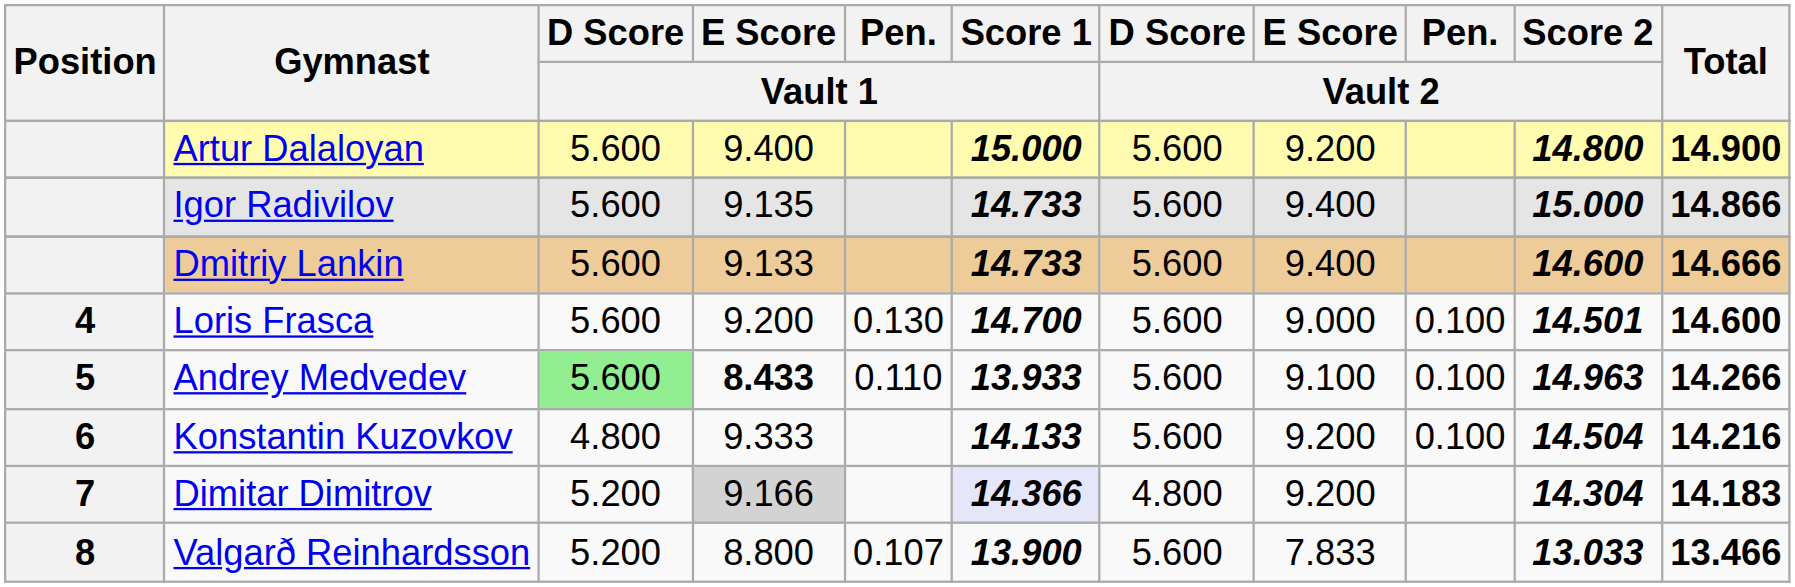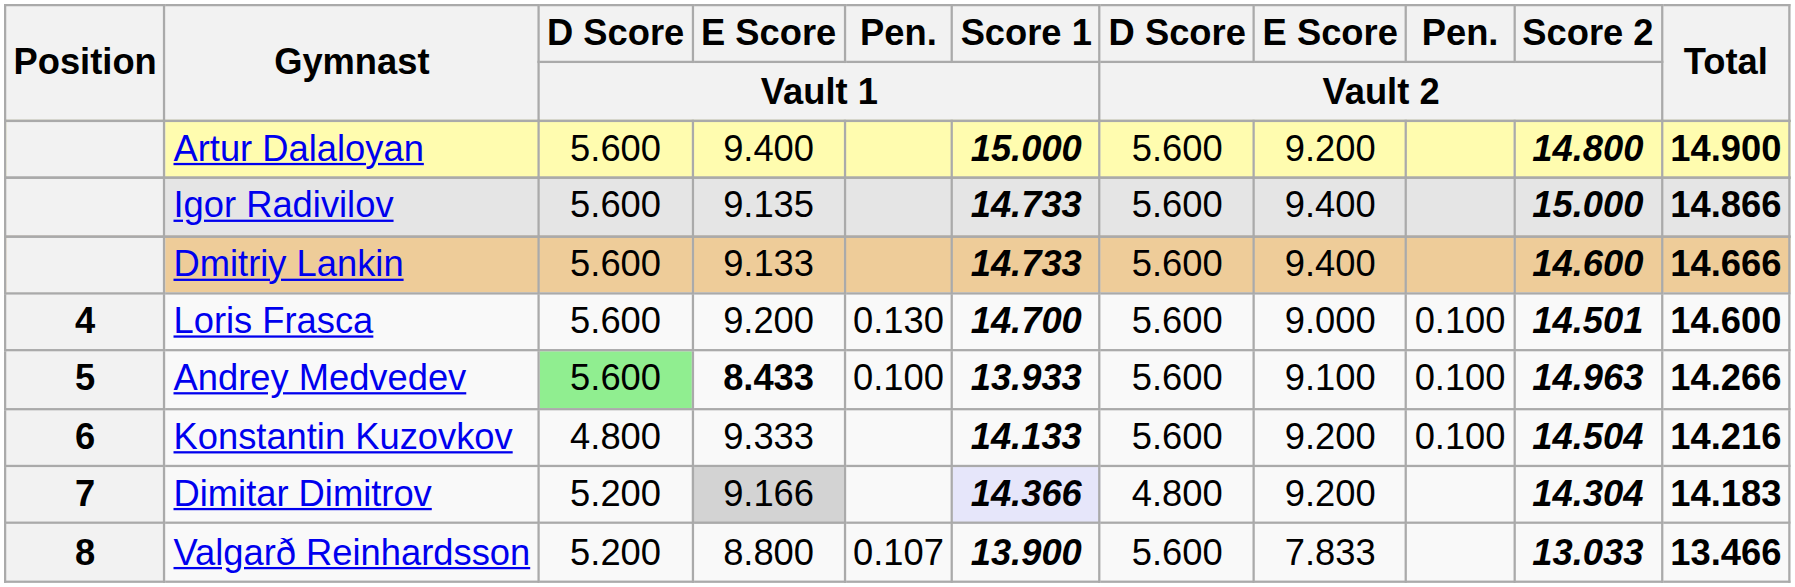(898, 378) 0.110 -> (898, 378) 0.100
